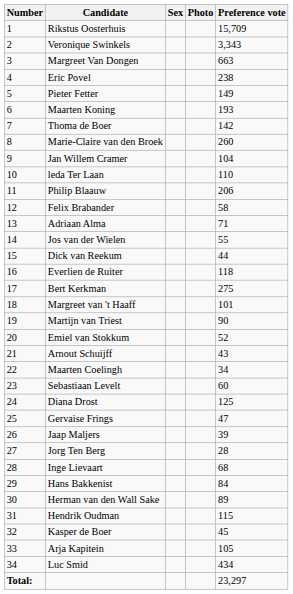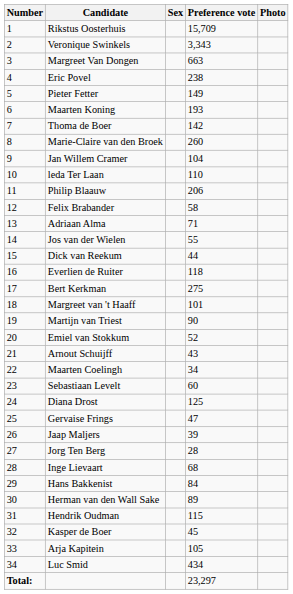columns swapped: (252, 12) <-> (201, 12)
